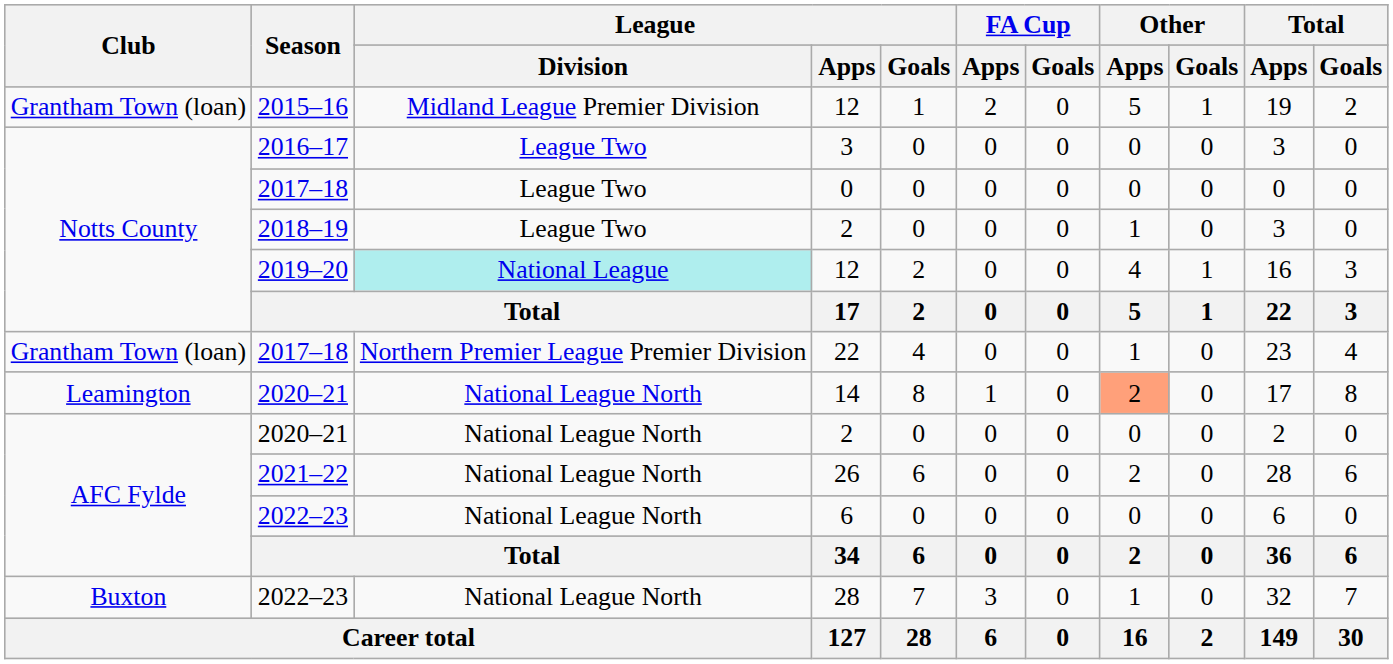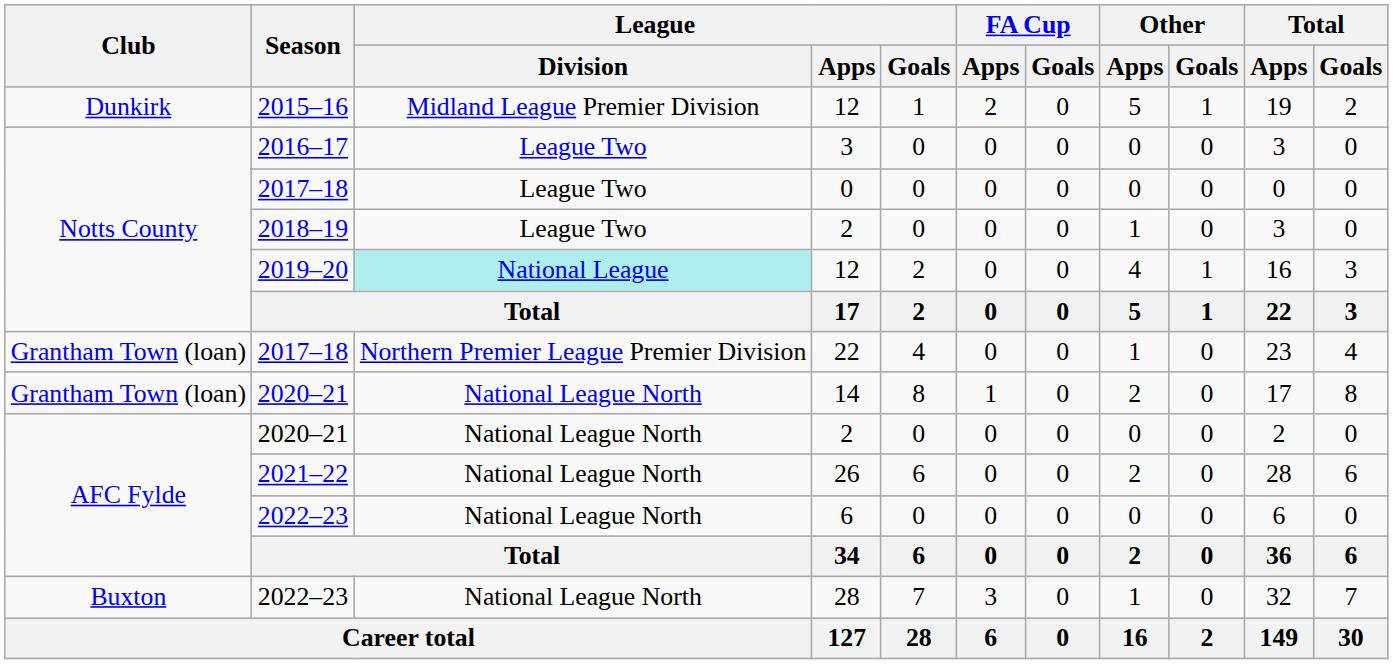(128, 106) Grantham Town (loan) -> (128, 106) Dunkirk
(128, 392) Leamington -> (128, 392) Grantham Town (loan)
(1135, 392) lightsalmon background -> (1135, 392) no background
